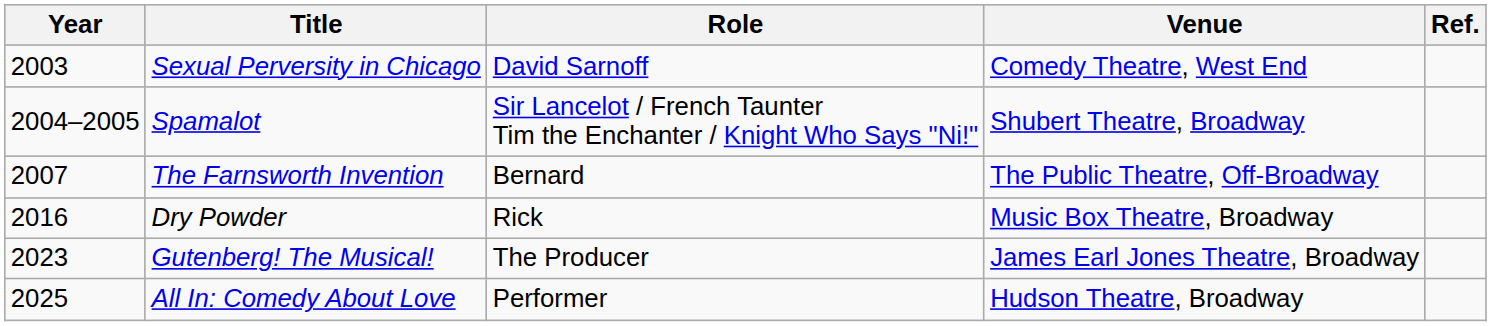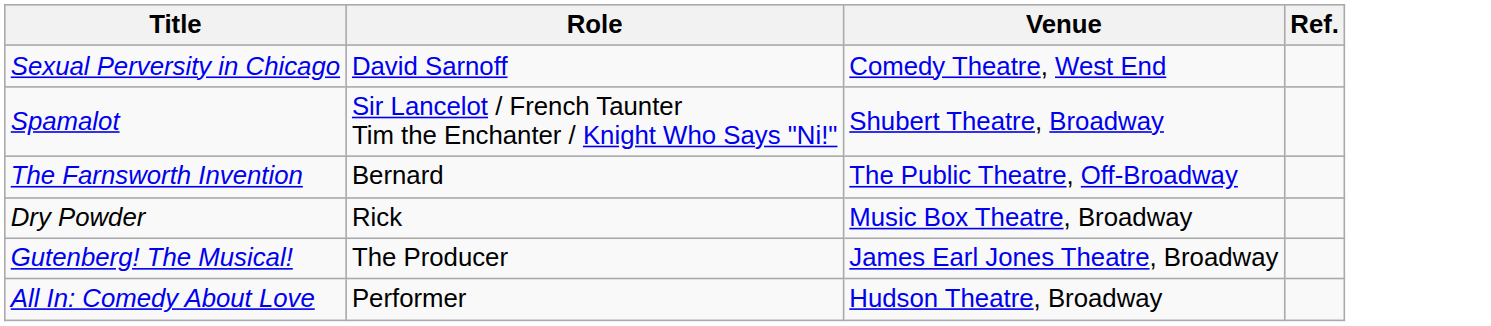- column: (75, 24)
